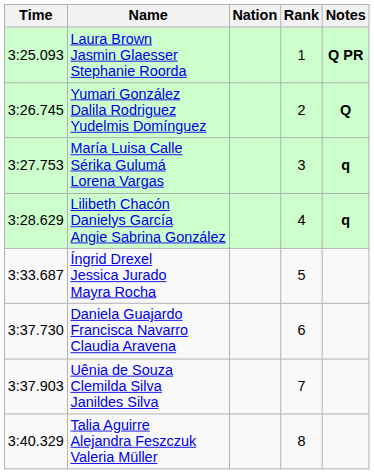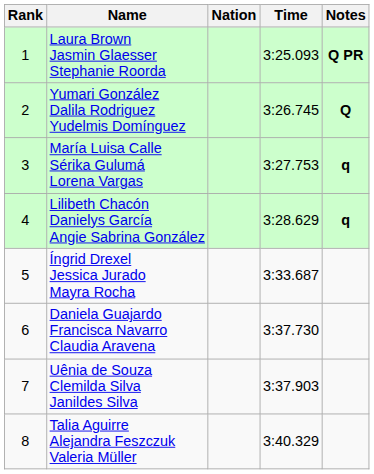columns swapped: (301, 15) <-> (36, 15)
